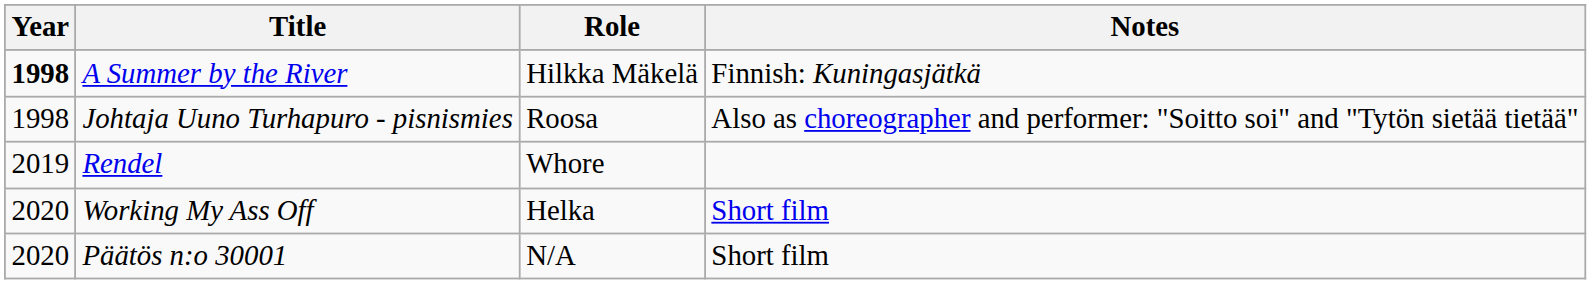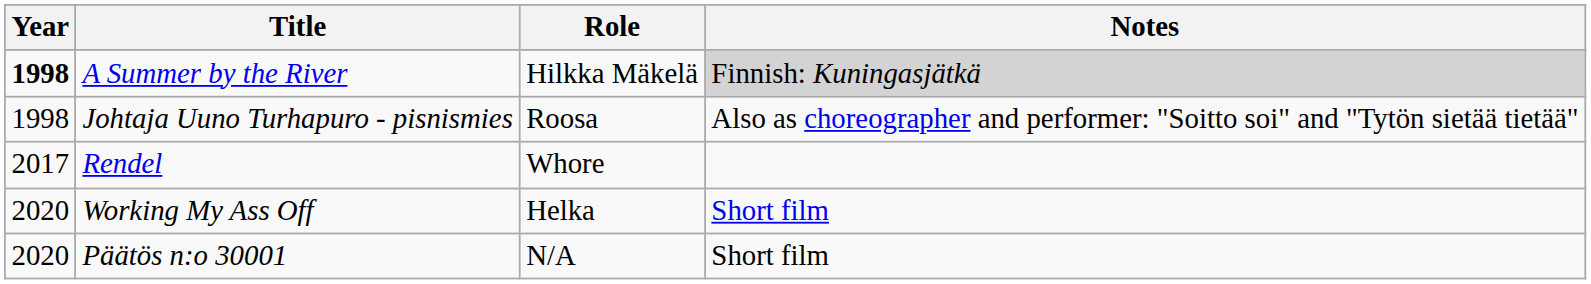(846, 73) no background -> (846, 73) lightgrey background
(40, 164) 2019 -> (40, 164) 2017
